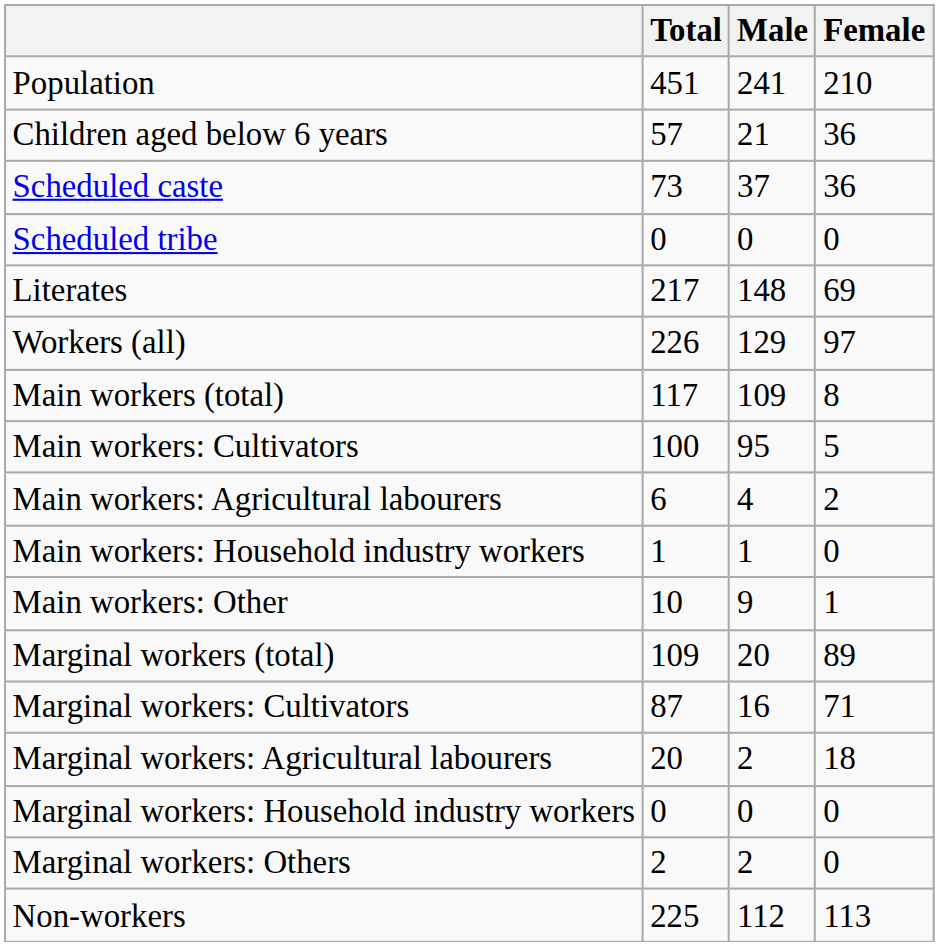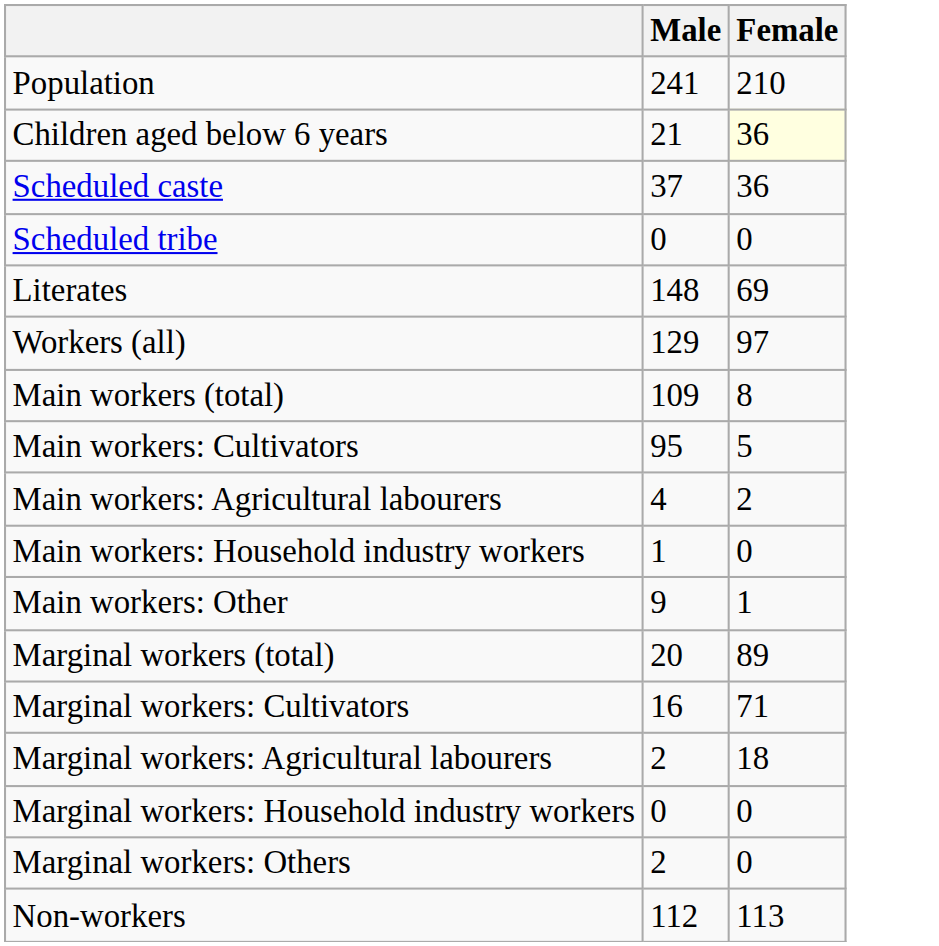- column: (686, 30)
(840, 134) no background -> (753, 134) lightyellow background
